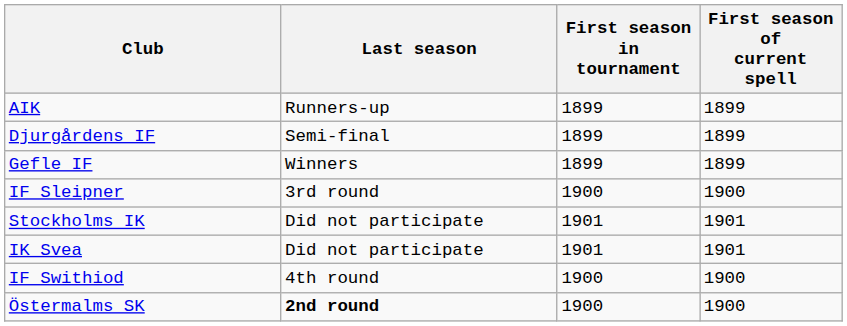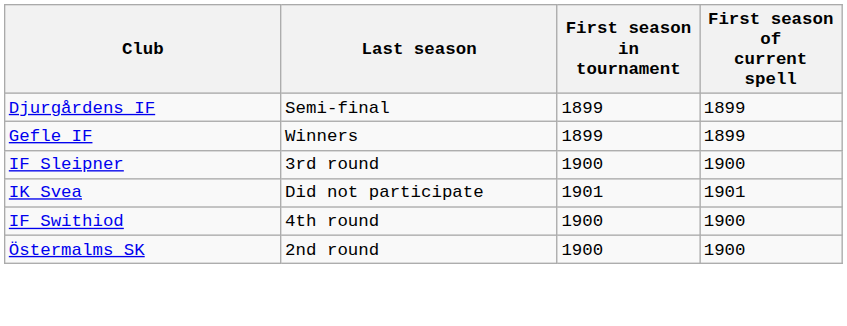- row: (24, 108)
- row: (77, 221)
(332, 306) bold -> (332, 250) normal
